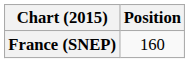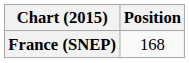(152, 44) 160 -> (152, 44) 168
